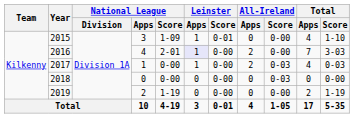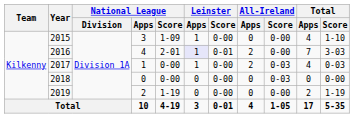(223, 38) 0-01 -> (223, 38) 0-00
(223, 52) 0-00 -> (223, 52) 0-01
